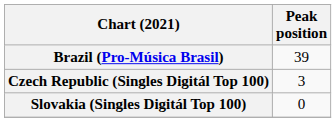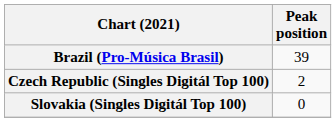(302, 81) 3 -> (302, 81) 2
